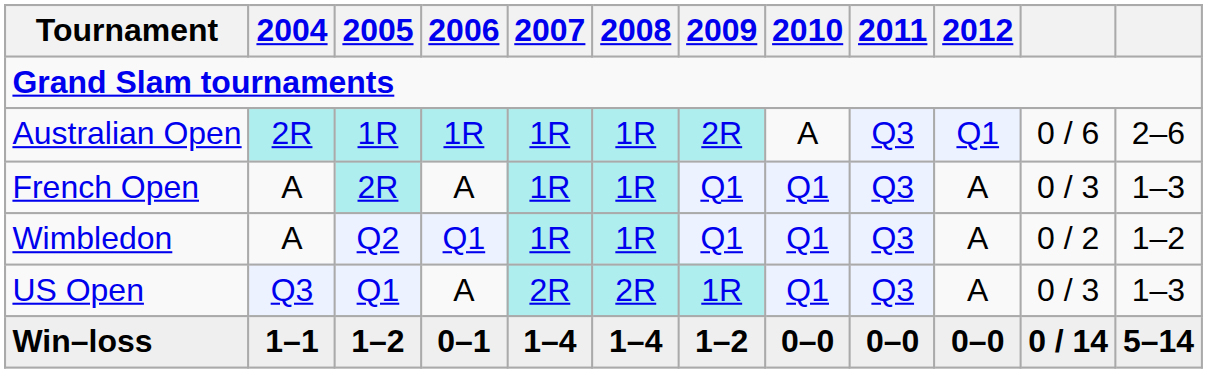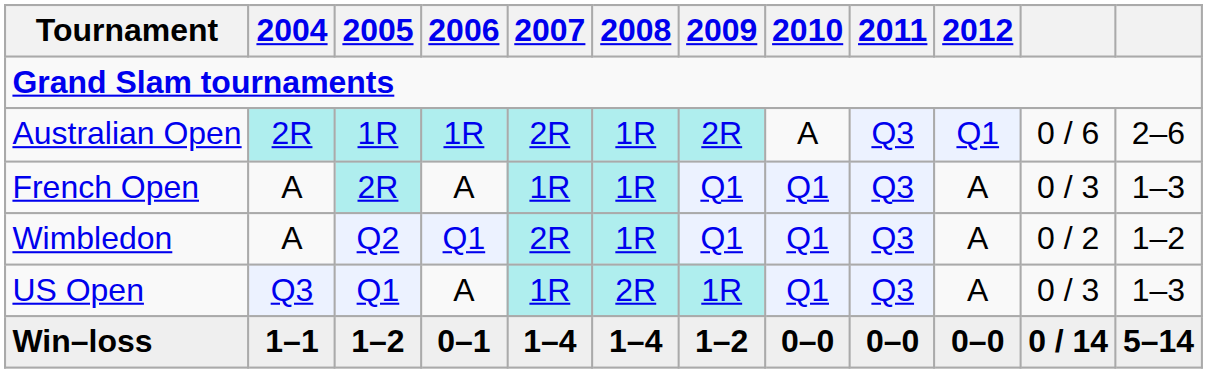(550, 133) 1R -> (550, 133) 2R
(550, 237) 1R -> (550, 237) 2R
(550, 289) 2R -> (550, 289) 1R
